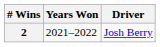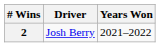columns swapped: (128, 14) <-> (72, 14)
